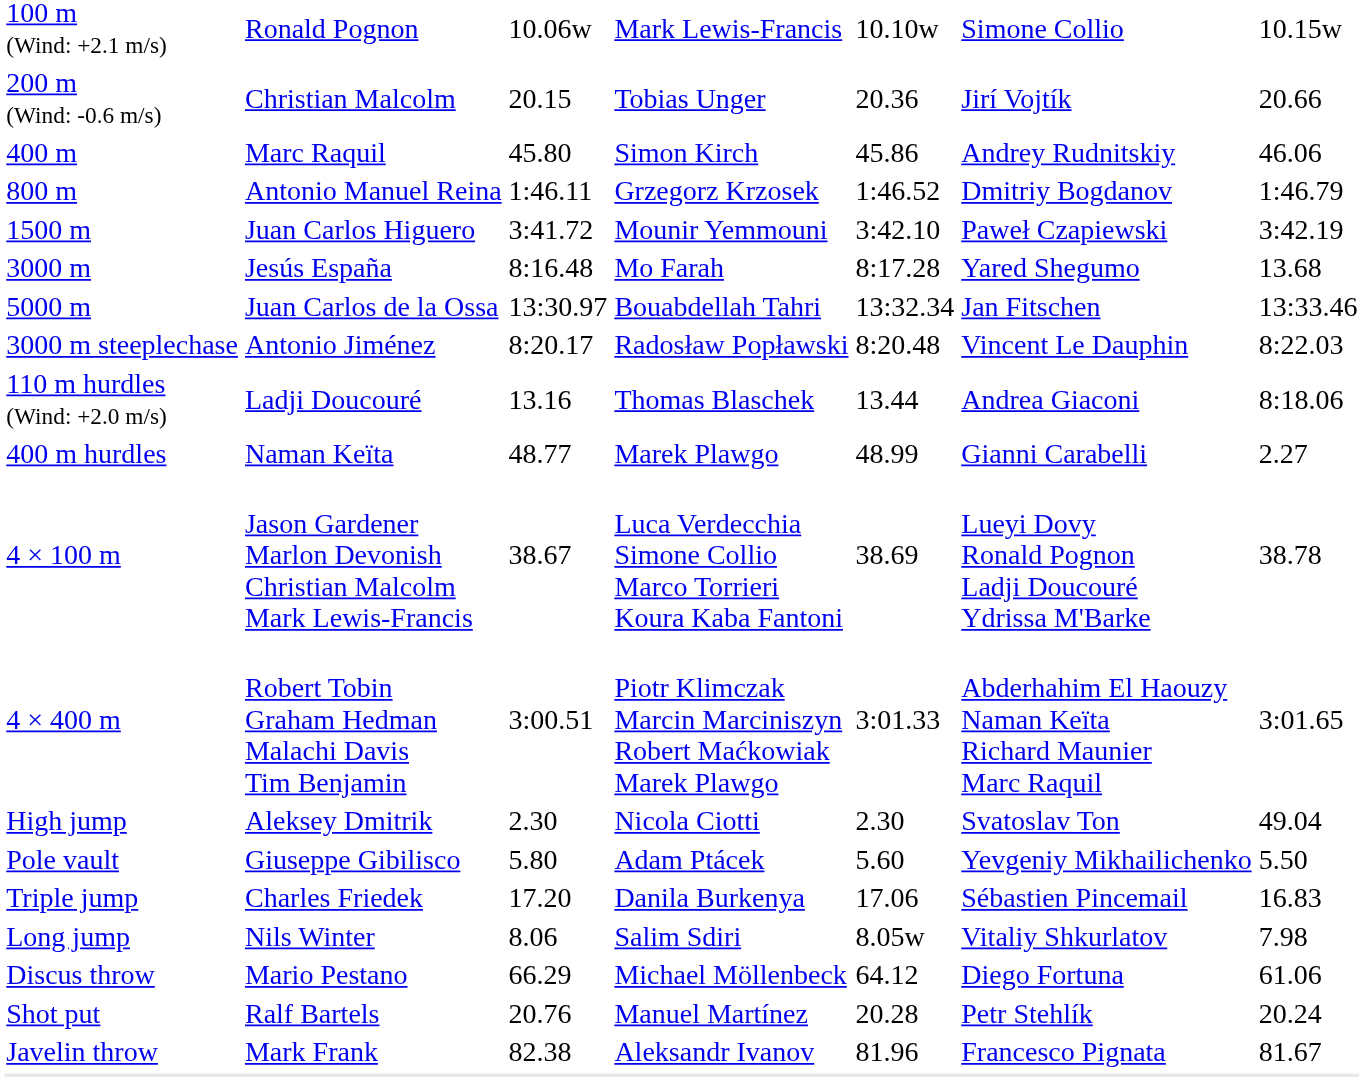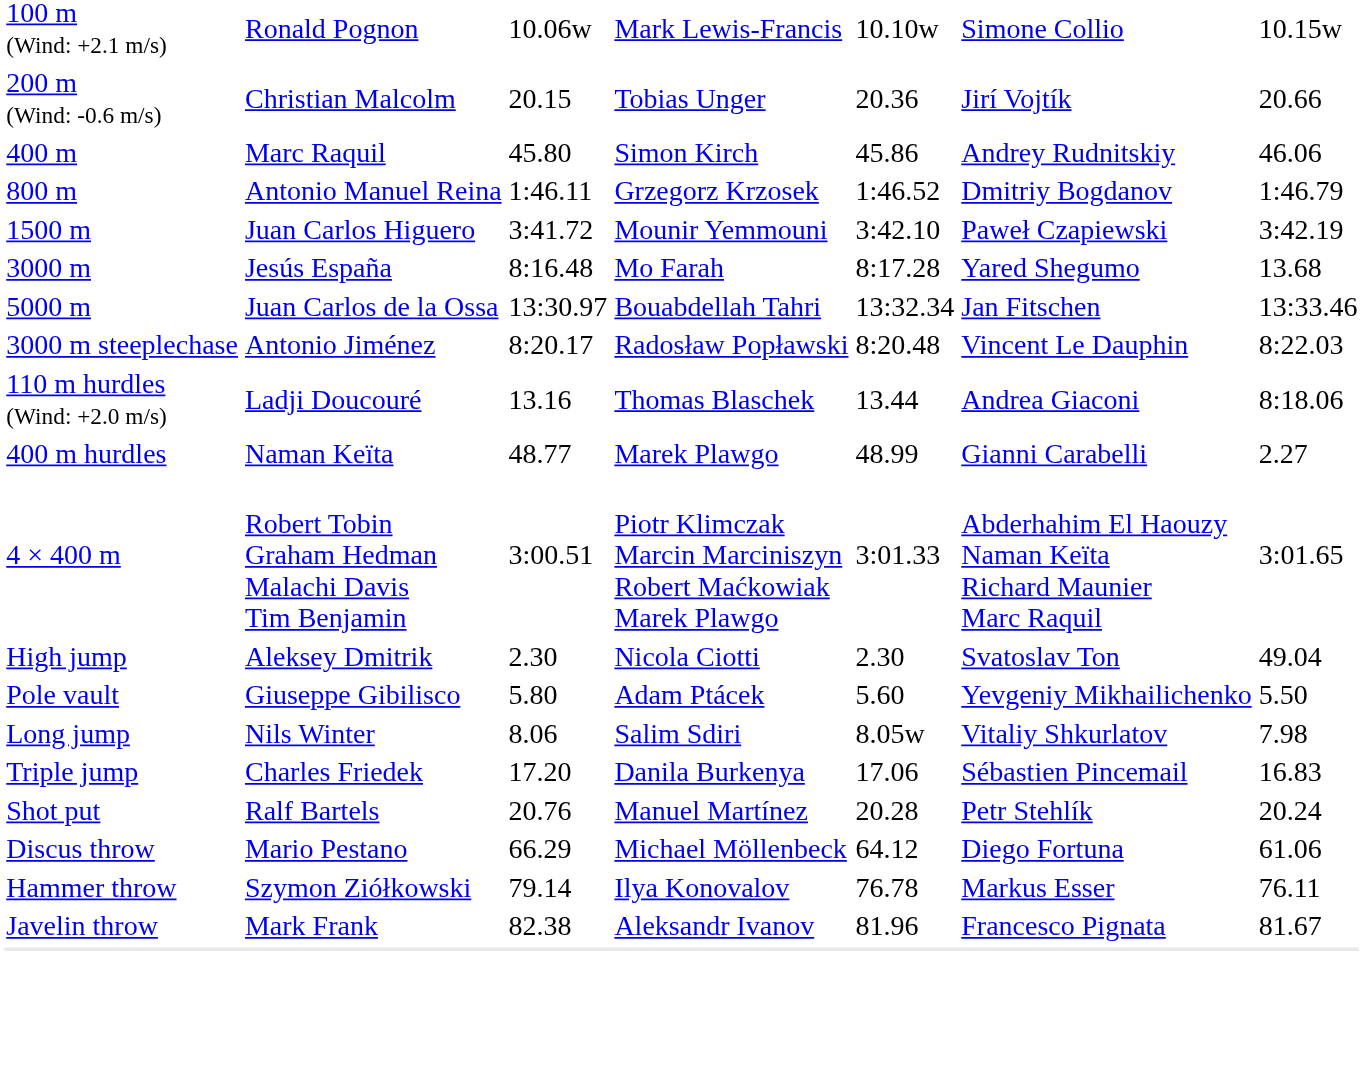- row: (64, 555)
rows swapped: (68, 936) <-> (72, 898)
rows swapped: (53, 1013) <-> (81, 975)
+ row: (91, 887)
